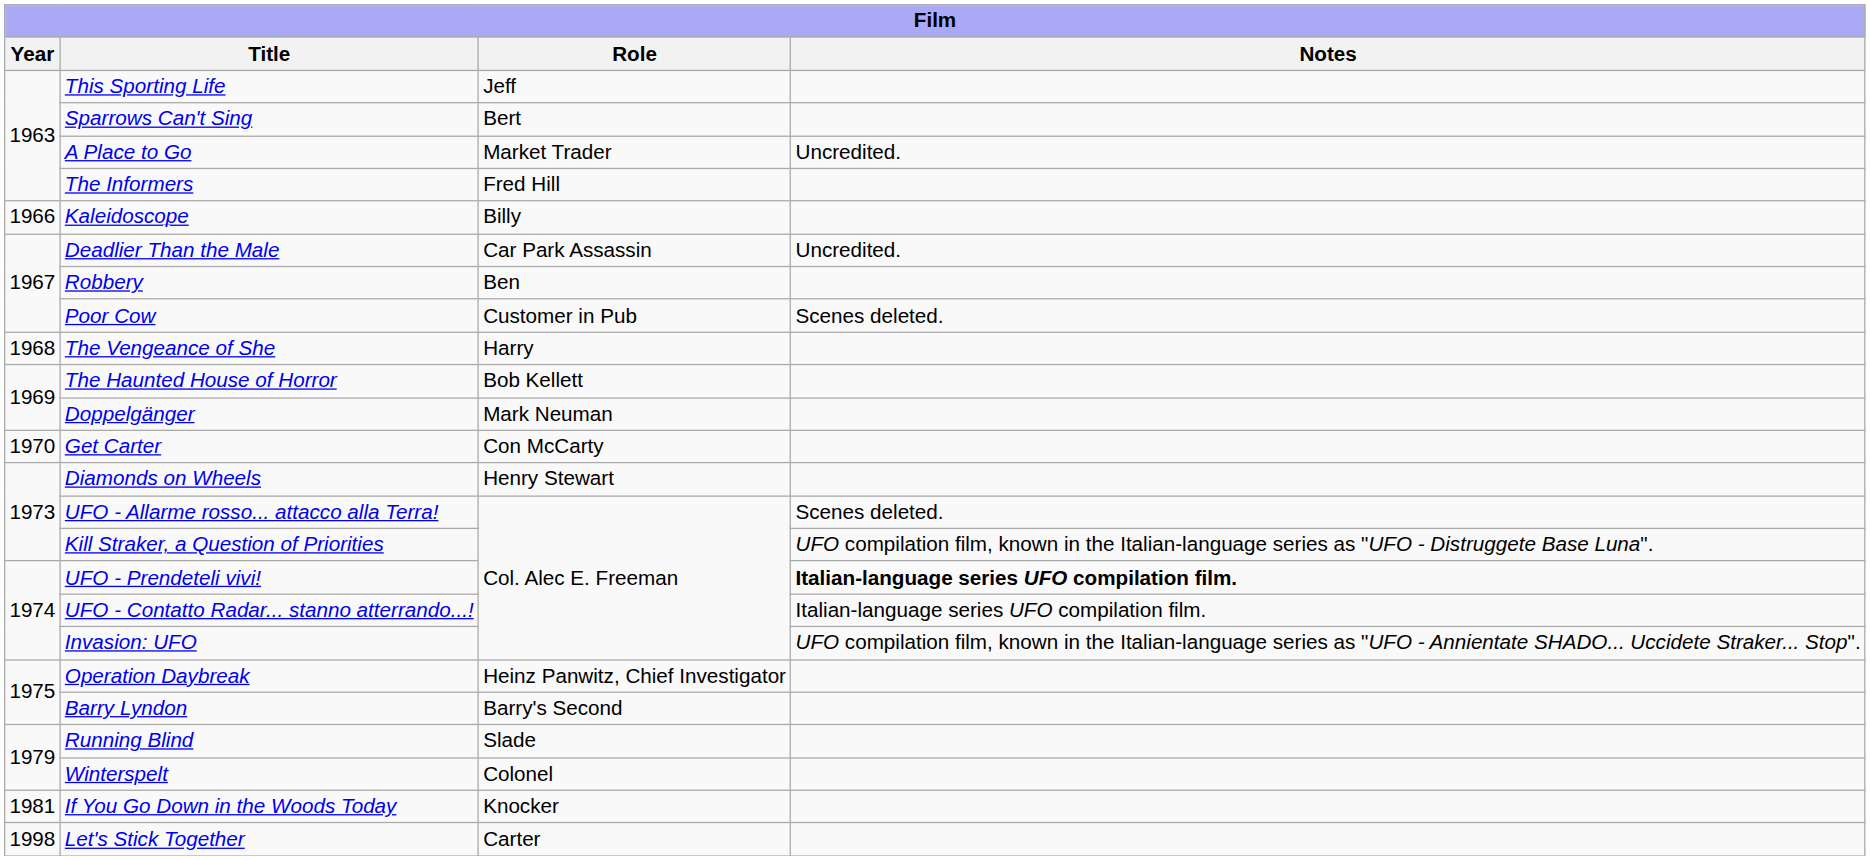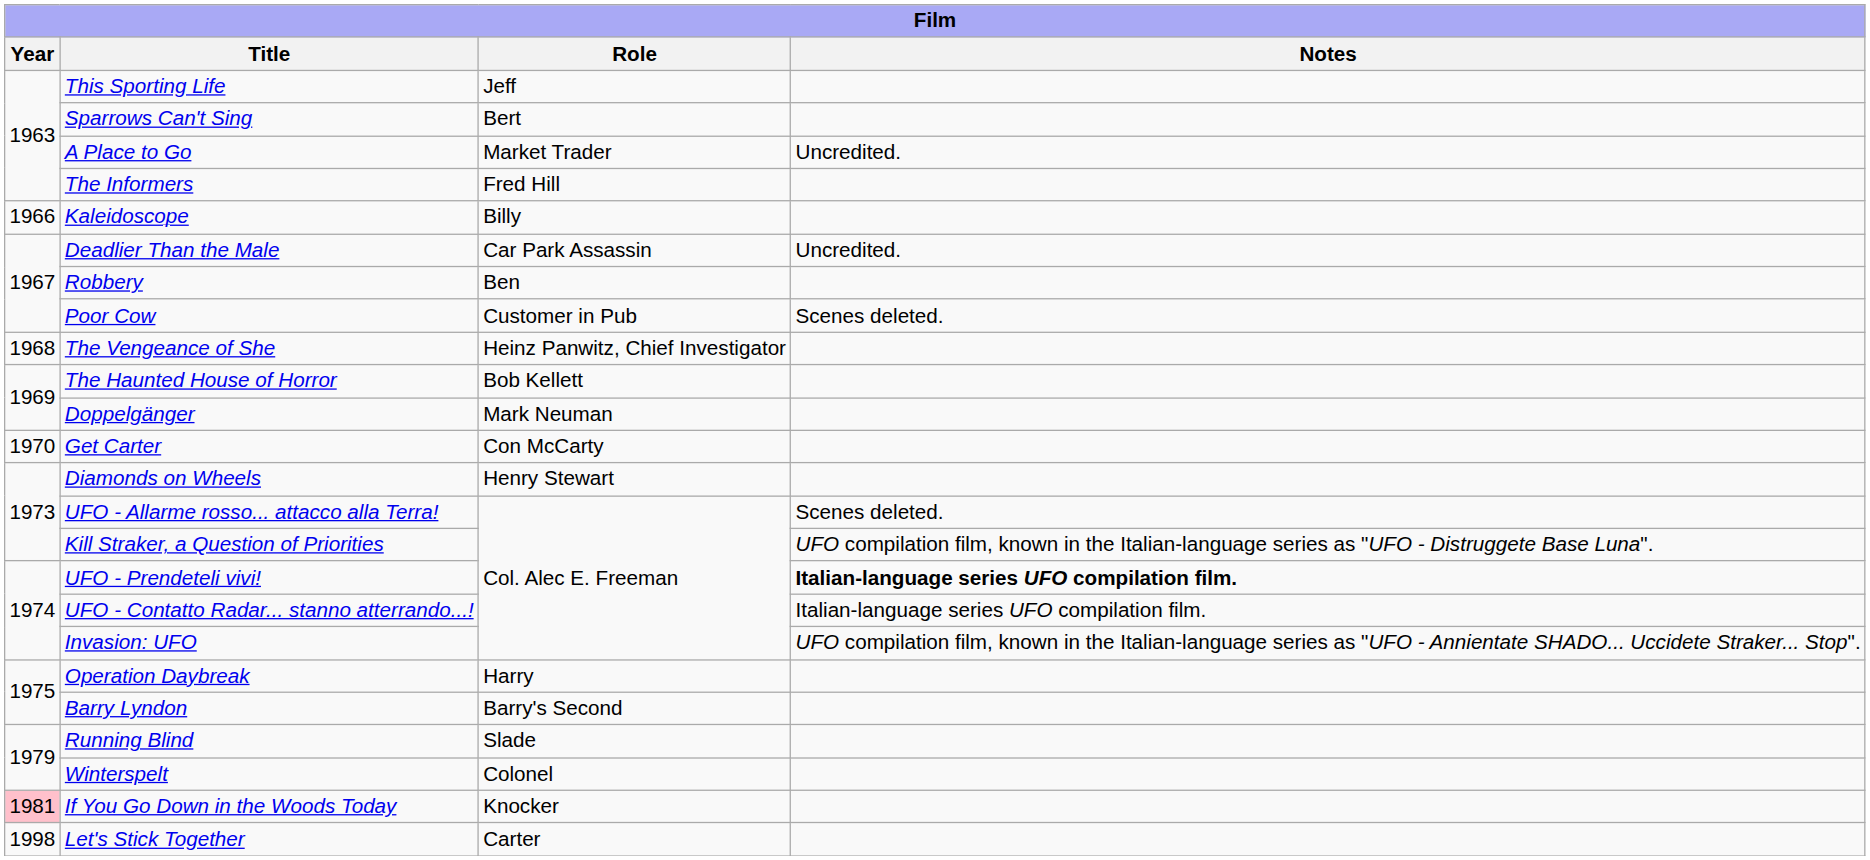(508, 348) Harry -> (635, 348) Heinz Panwitz, Chief Investigator
(635, 675) Heinz Panwitz, Chief Investigator -> (508, 675) Harry
(32, 806) no background -> (32, 806) pink background
